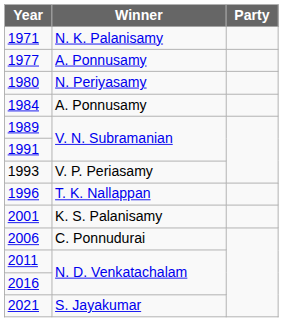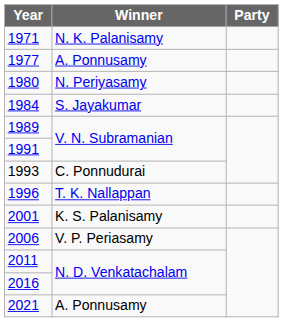(101, 104) A. Ponnusamy -> (98, 104) S. Jayakumar
(104, 171) V. P. Periasamy -> (100, 171) C. Ponnudurai
(100, 238) C. Ponnudurai -> (104, 238) V. P. Periasamy
(98, 305) S. Jayakumar -> (101, 305) A. Ponnusamy
